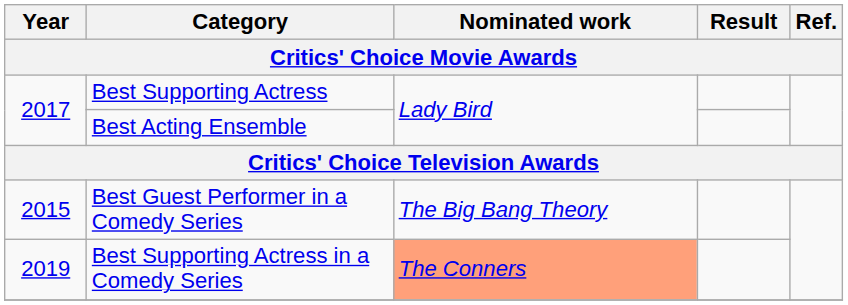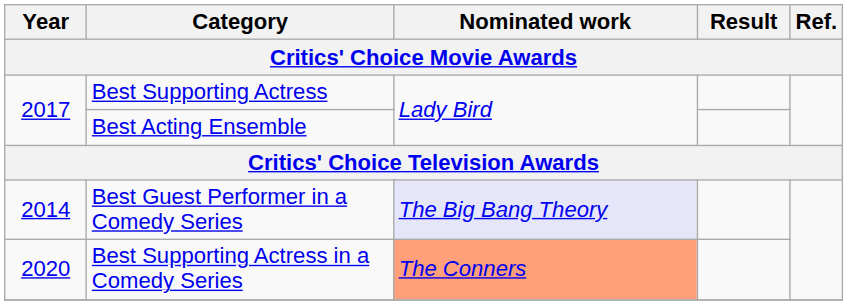(46, 209) 2015 -> (46, 209) 2014
(503, 209) no background -> (503, 209) lavender background
(46, 269) 2019 -> (46, 269) 2020
